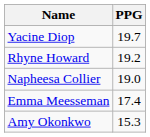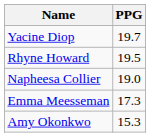(129, 57) 19.2 -> (129, 57) 19.5
(129, 100) 17.4 -> (129, 100) 17.3
